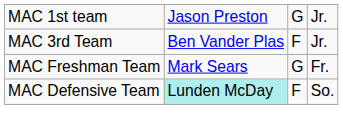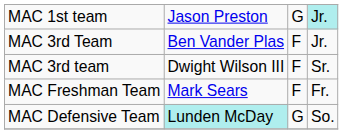(319, 16) no background -> (319, 16) paleturquoise background
+ row: (59, 66)
(297, 66) G -> (296, 91) F
(296, 91) F -> (298, 116) G
